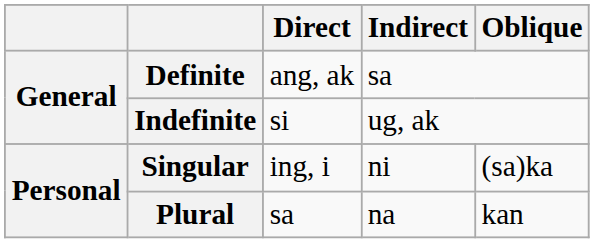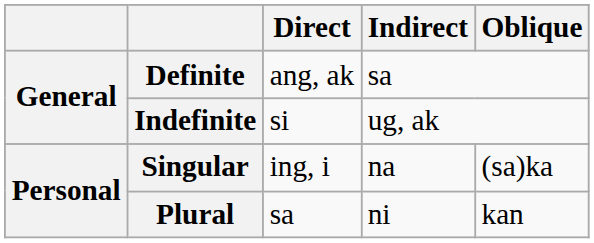(379, 167) ni -> (382, 167) na
(382, 213) na -> (379, 213) ni
